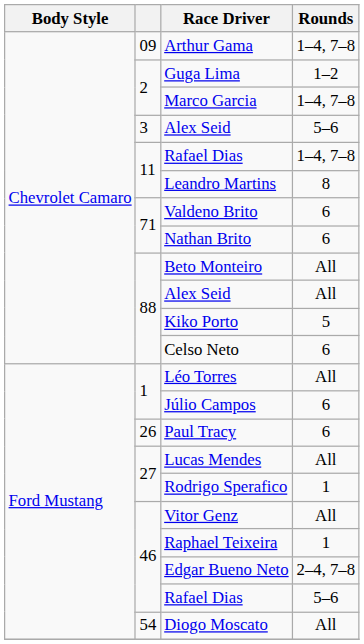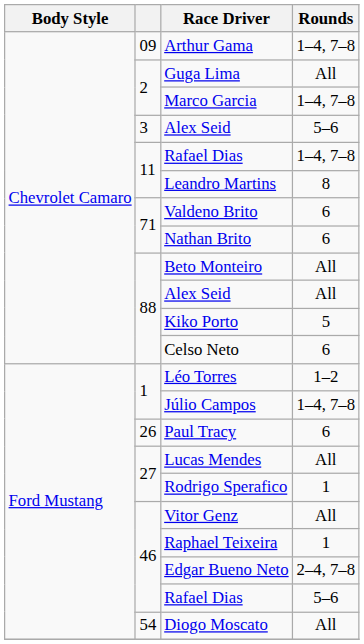(326, 73) 1–2 -> (326, 73) All
(326, 376) All -> (326, 376) 1–2
(326, 404) 6 -> (326, 404) 1–4, 7–8
